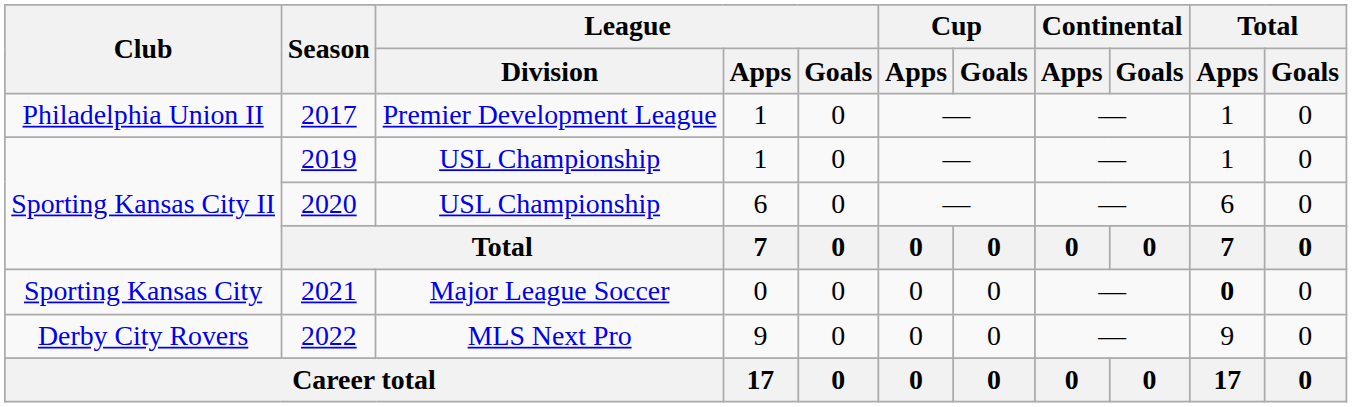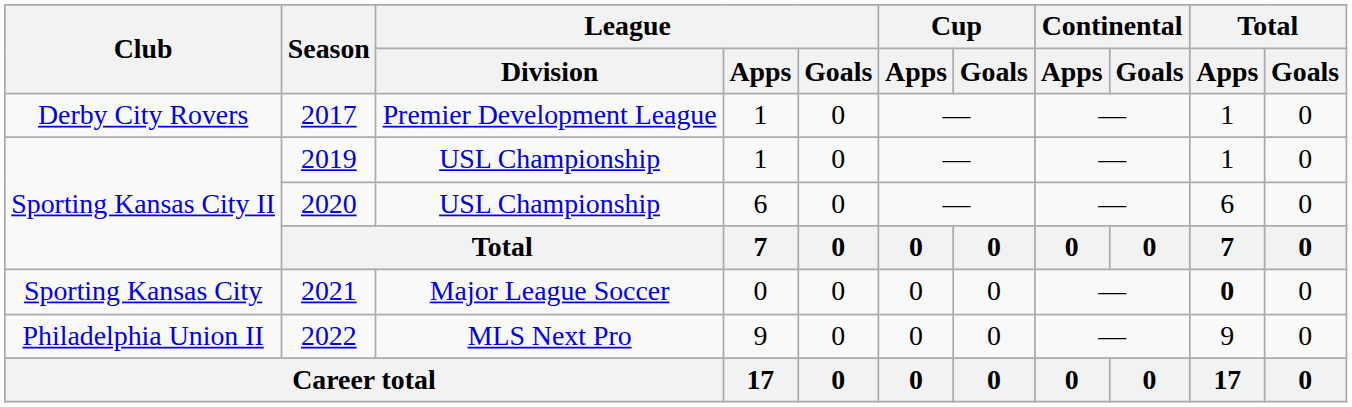(143, 114) Philadelphia Union II -> (143, 114) Derby City Rovers
(143, 335) Derby City Rovers -> (143, 335) Philadelphia Union II
